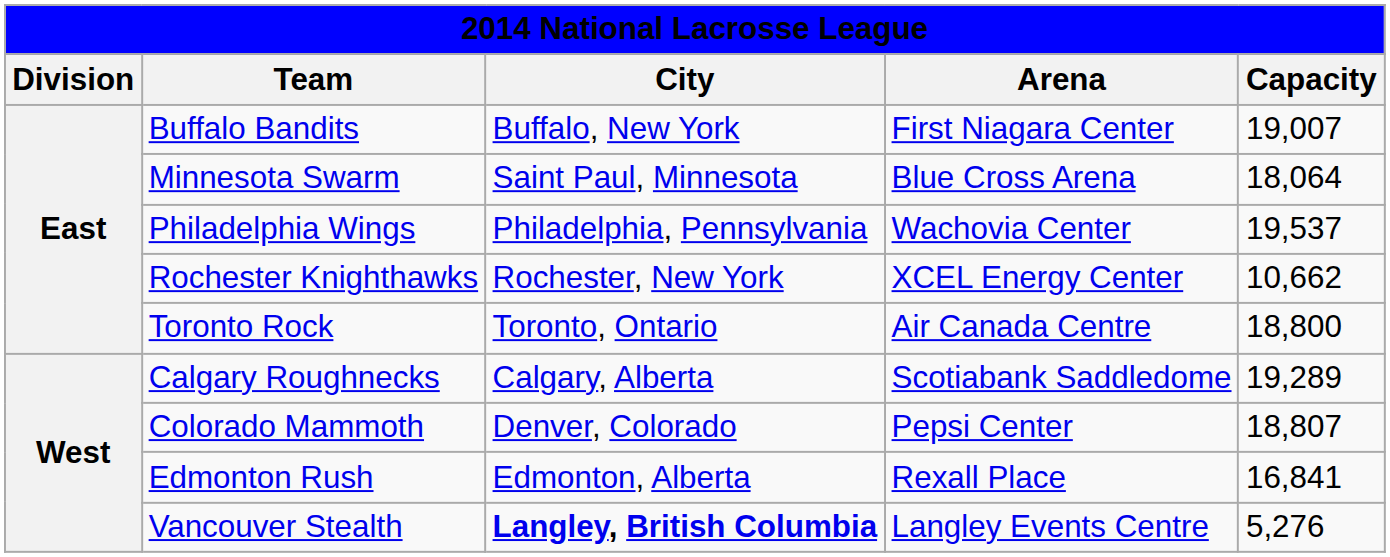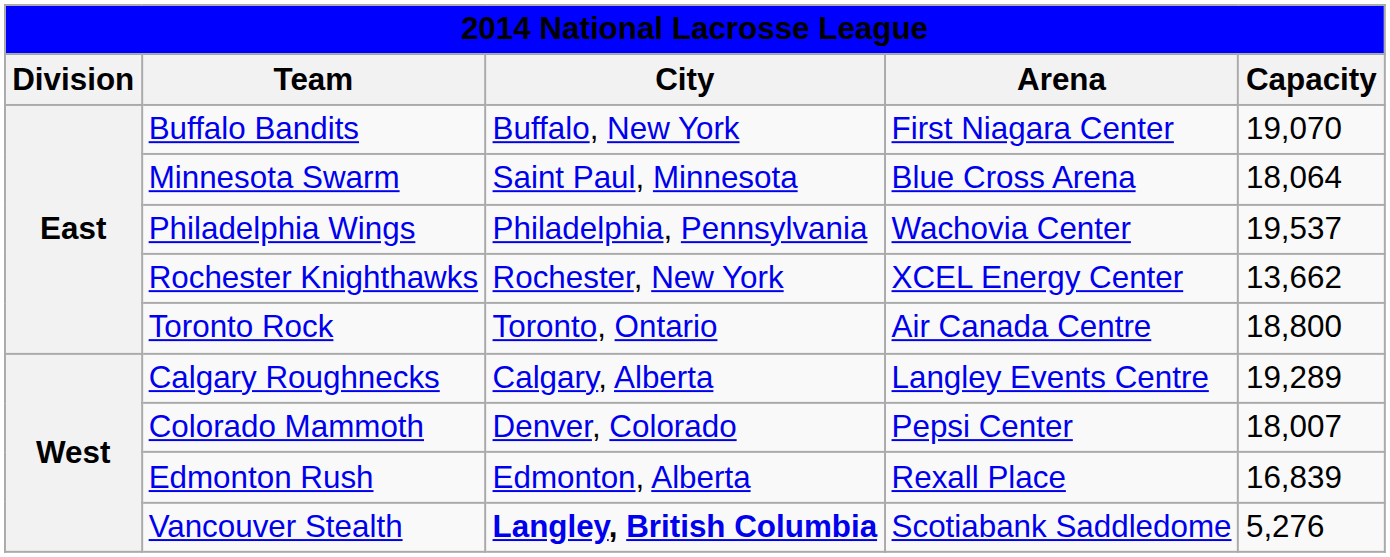(1294, 128) 19,007 -> (1294, 128) 19,070
(1294, 278) 10,662 -> (1294, 278) 13,662
(1062, 377) Scotiabank Saddledome -> (1050, 377) Langley Events Centre
(1294, 427) 18,807 -> (1294, 427) 18,007
(1294, 476) 16,841 -> (1294, 476) 16,839
(1050, 526) Langley Events Centre -> (1062, 526) Scotiabank Saddledome
